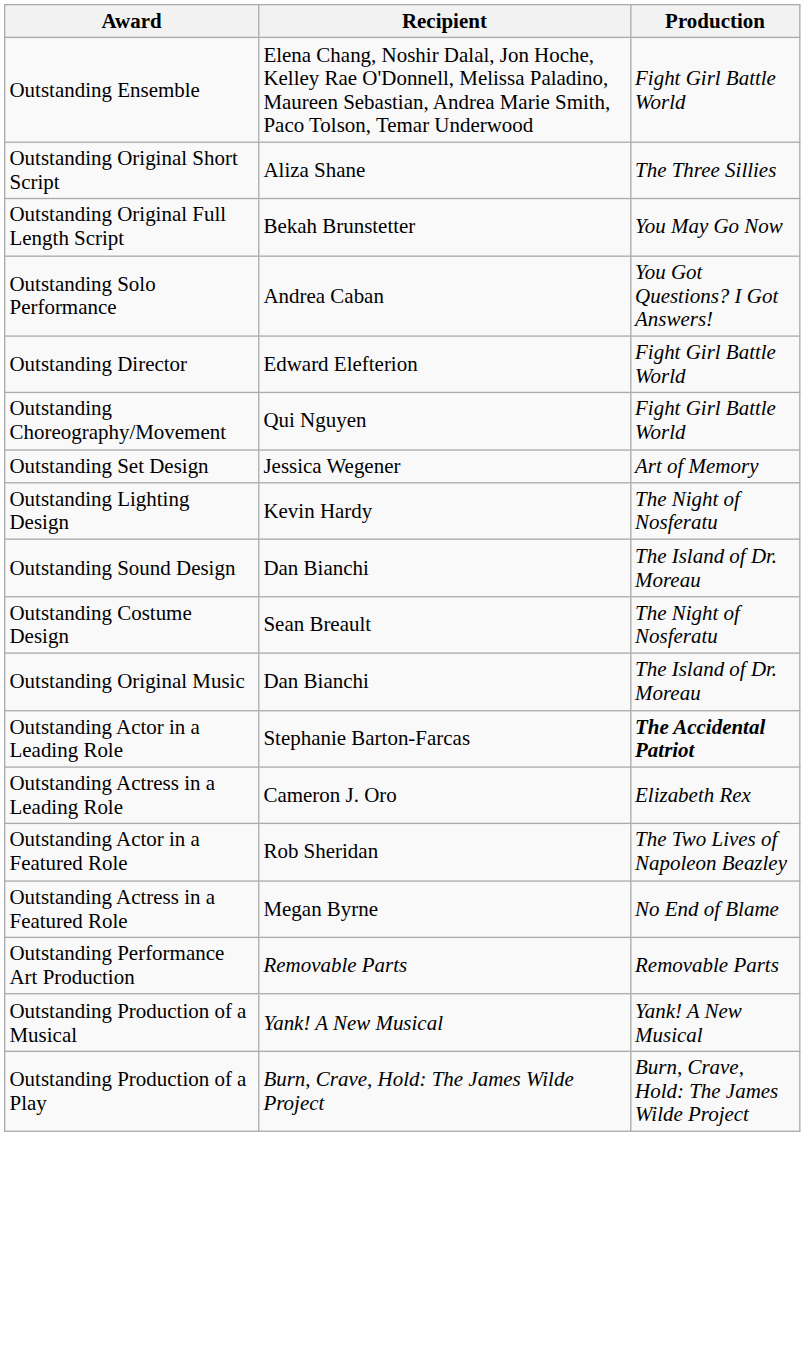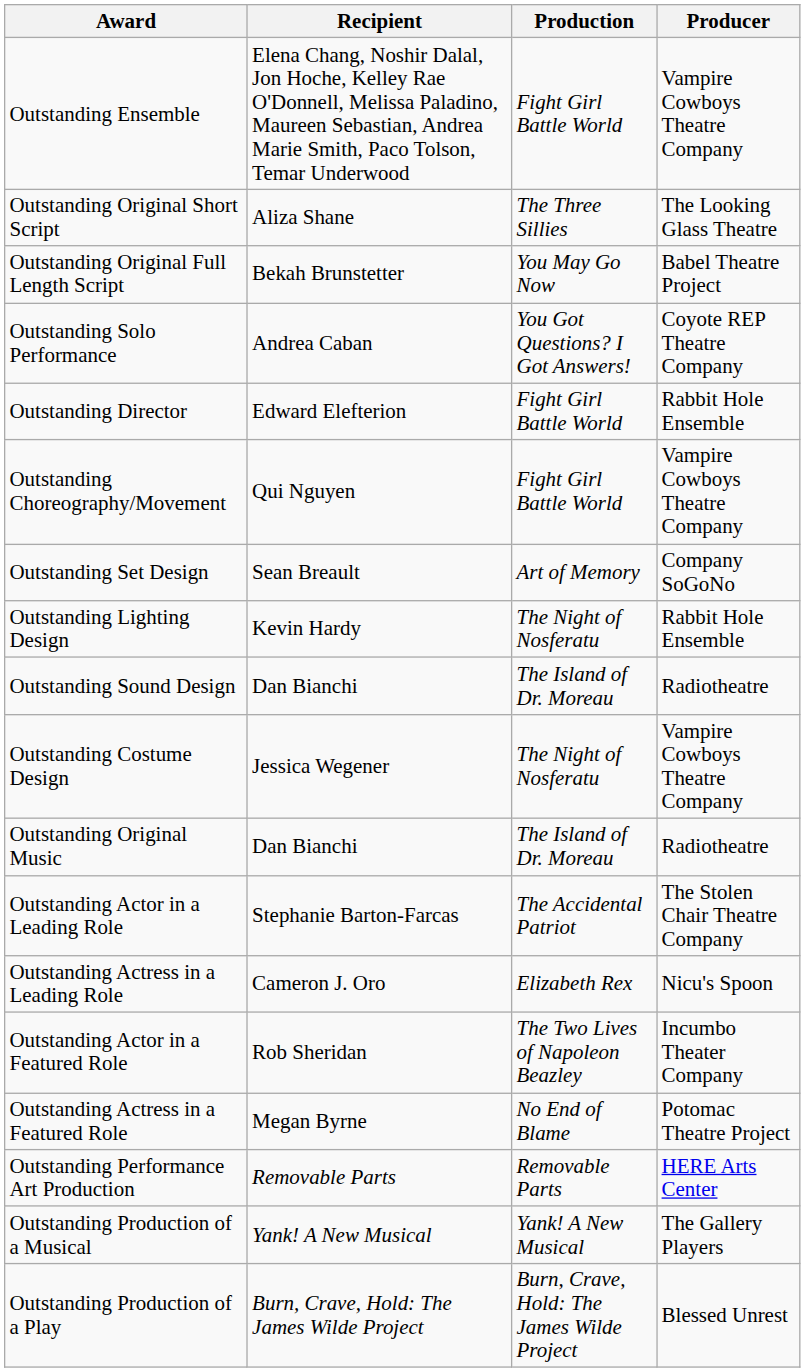+ column: (728, 21)
(332, 466) Jessica Wegener -> (306, 572) Sean Breault
(317, 624) Sean Breault -> (321, 766) Jessica Wegener
(700, 738) bold -> (579, 915) normal
